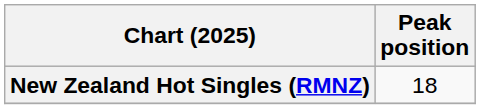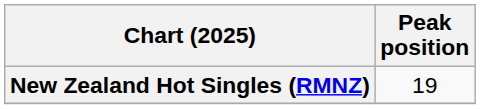(425, 84) 18 -> (425, 84) 19
